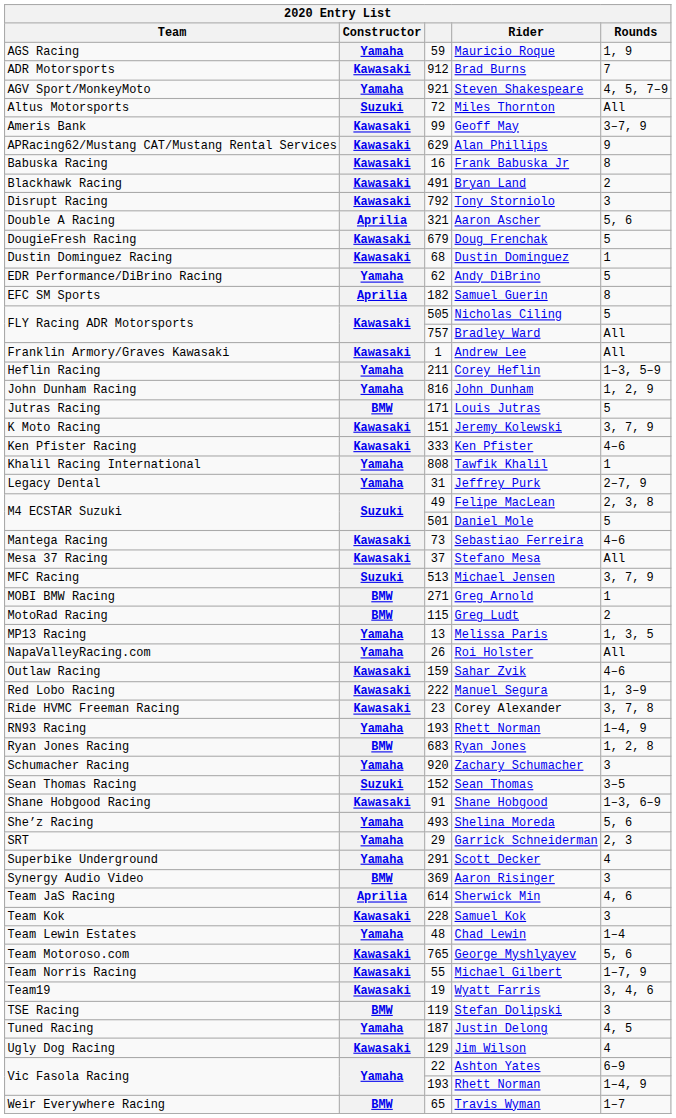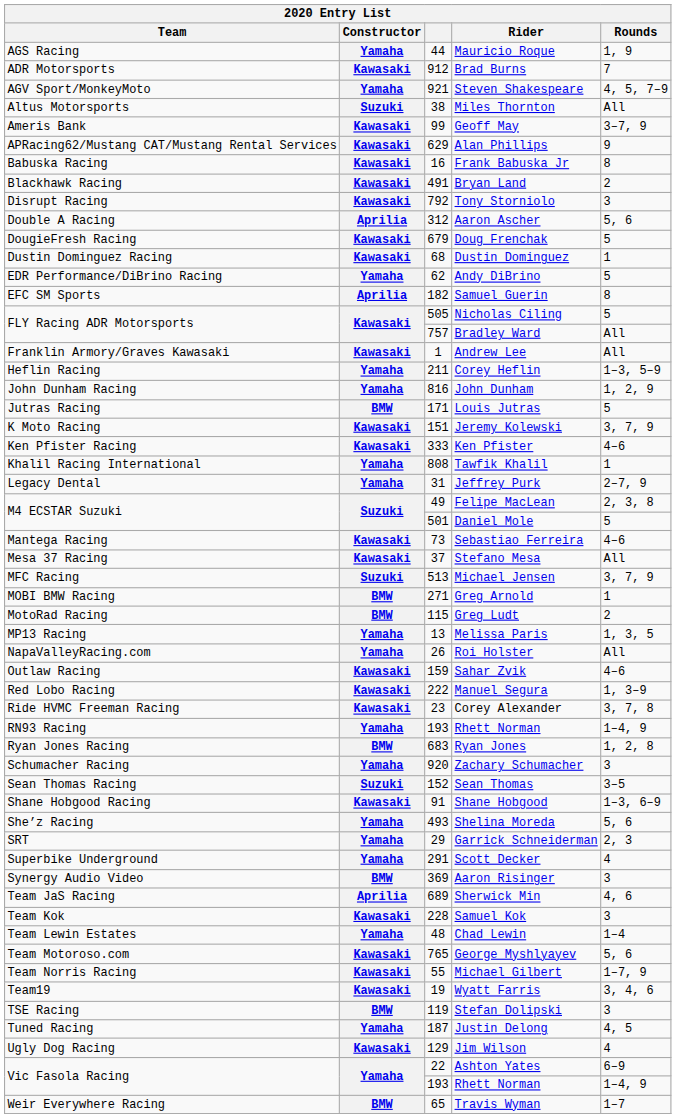(438, 52) 59 -> (438, 52) 44
(438, 108) 72 -> (438, 108) 38
(438, 221) 321 -> (438, 221) 312
(438, 898) 614 -> (438, 898) 689
